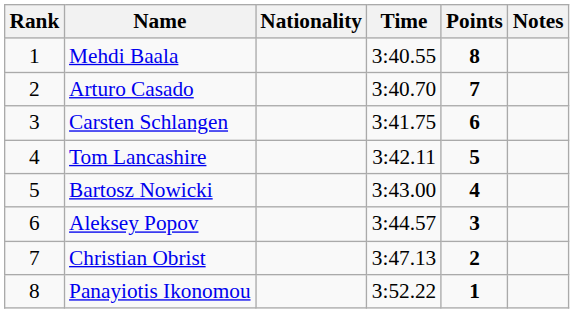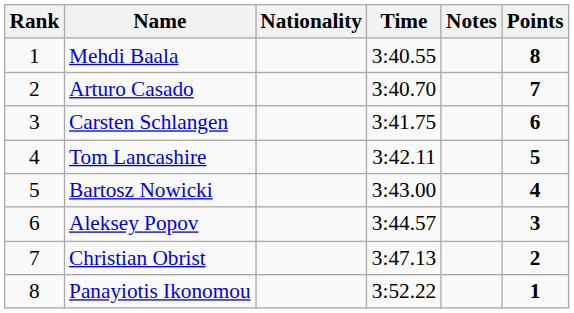columns swapped: (538, 21) <-> (474, 21)
